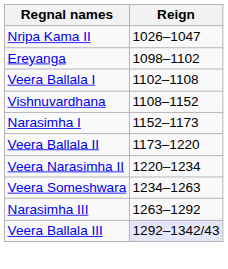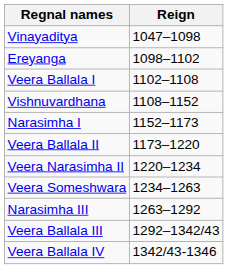- row: (49, 36)
+ row: (43, 36)
(176, 230) lavender background -> (176, 230) no background
+ row: (56, 252)
